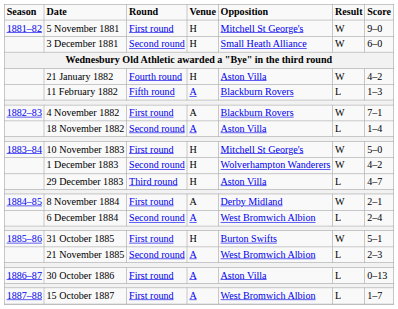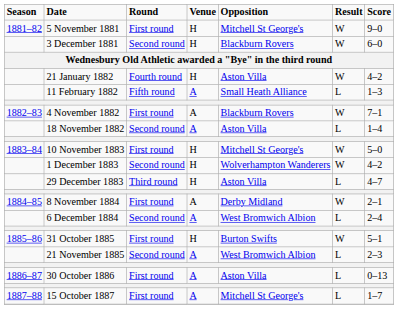(264, 44) Small Heath Alliance -> (257, 44) Blackburn Rovers
(257, 92) Blackburn Rovers -> (264, 92) Small Heath Alliance
(268, 296) West Bromwich Albion -> (262, 296) Mitchell St George's
